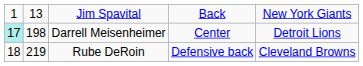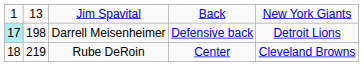(212, 33) Center -> (212, 33) Defensive back
(212, 52) Defensive back -> (212, 52) Center
